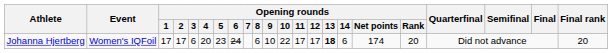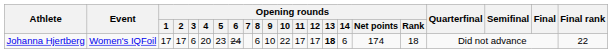(413, 41) 20 -> (413, 41) 18
(583, 41) 20 -> (583, 41) 22
